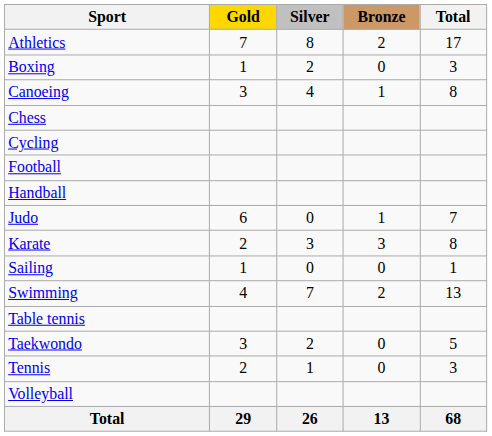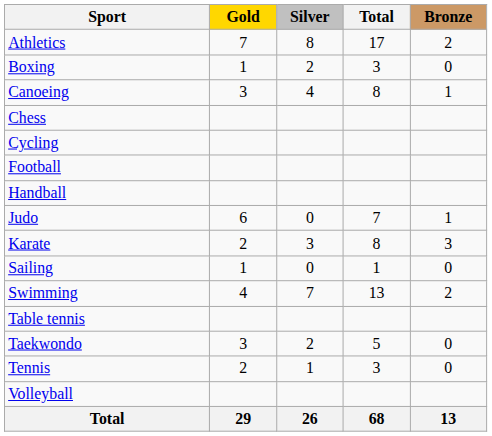columns swapped: (381, 17) <-> (453, 17)
